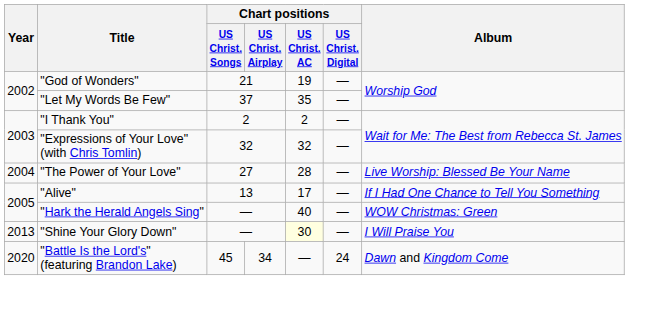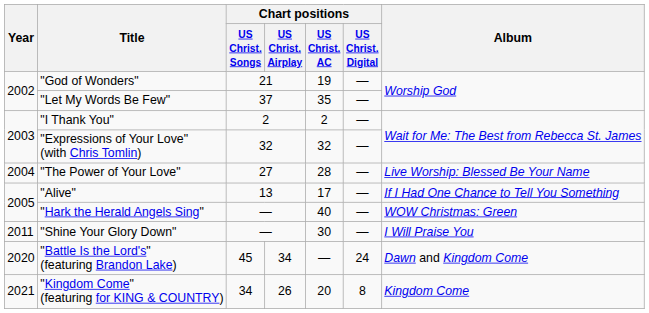(21, 231) 2013 -> (20, 231) 2011
(304, 231) lightyellow background -> (324, 231) no background
+ row: (132, 291)
